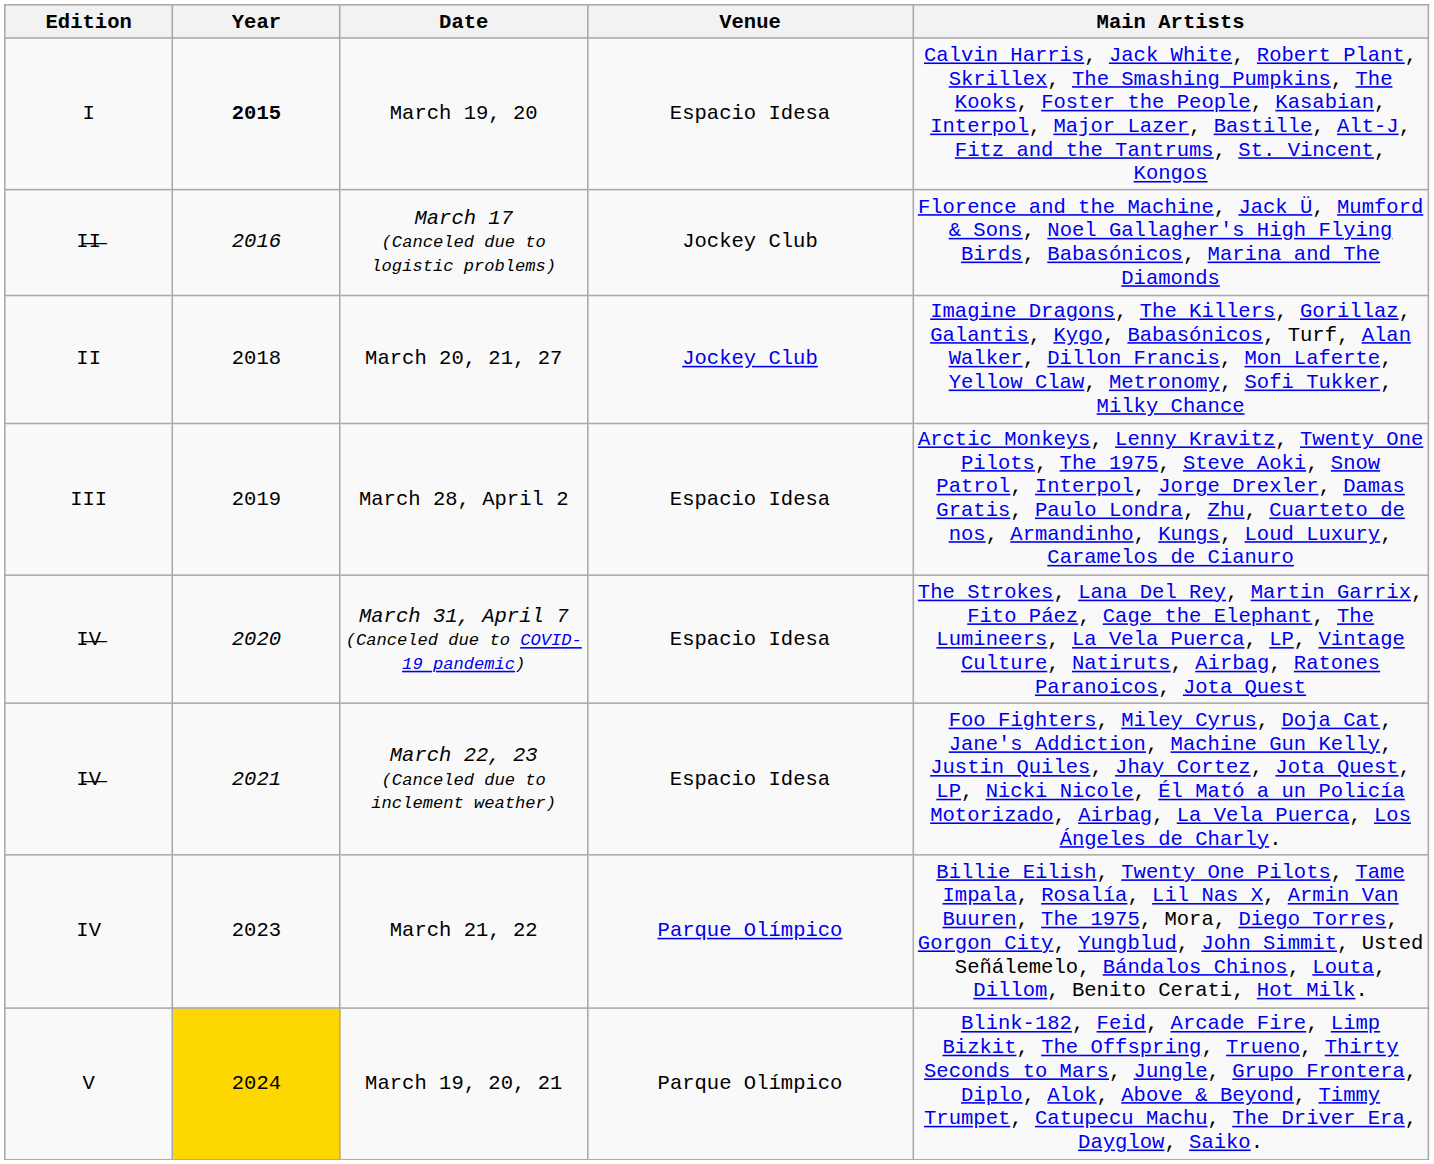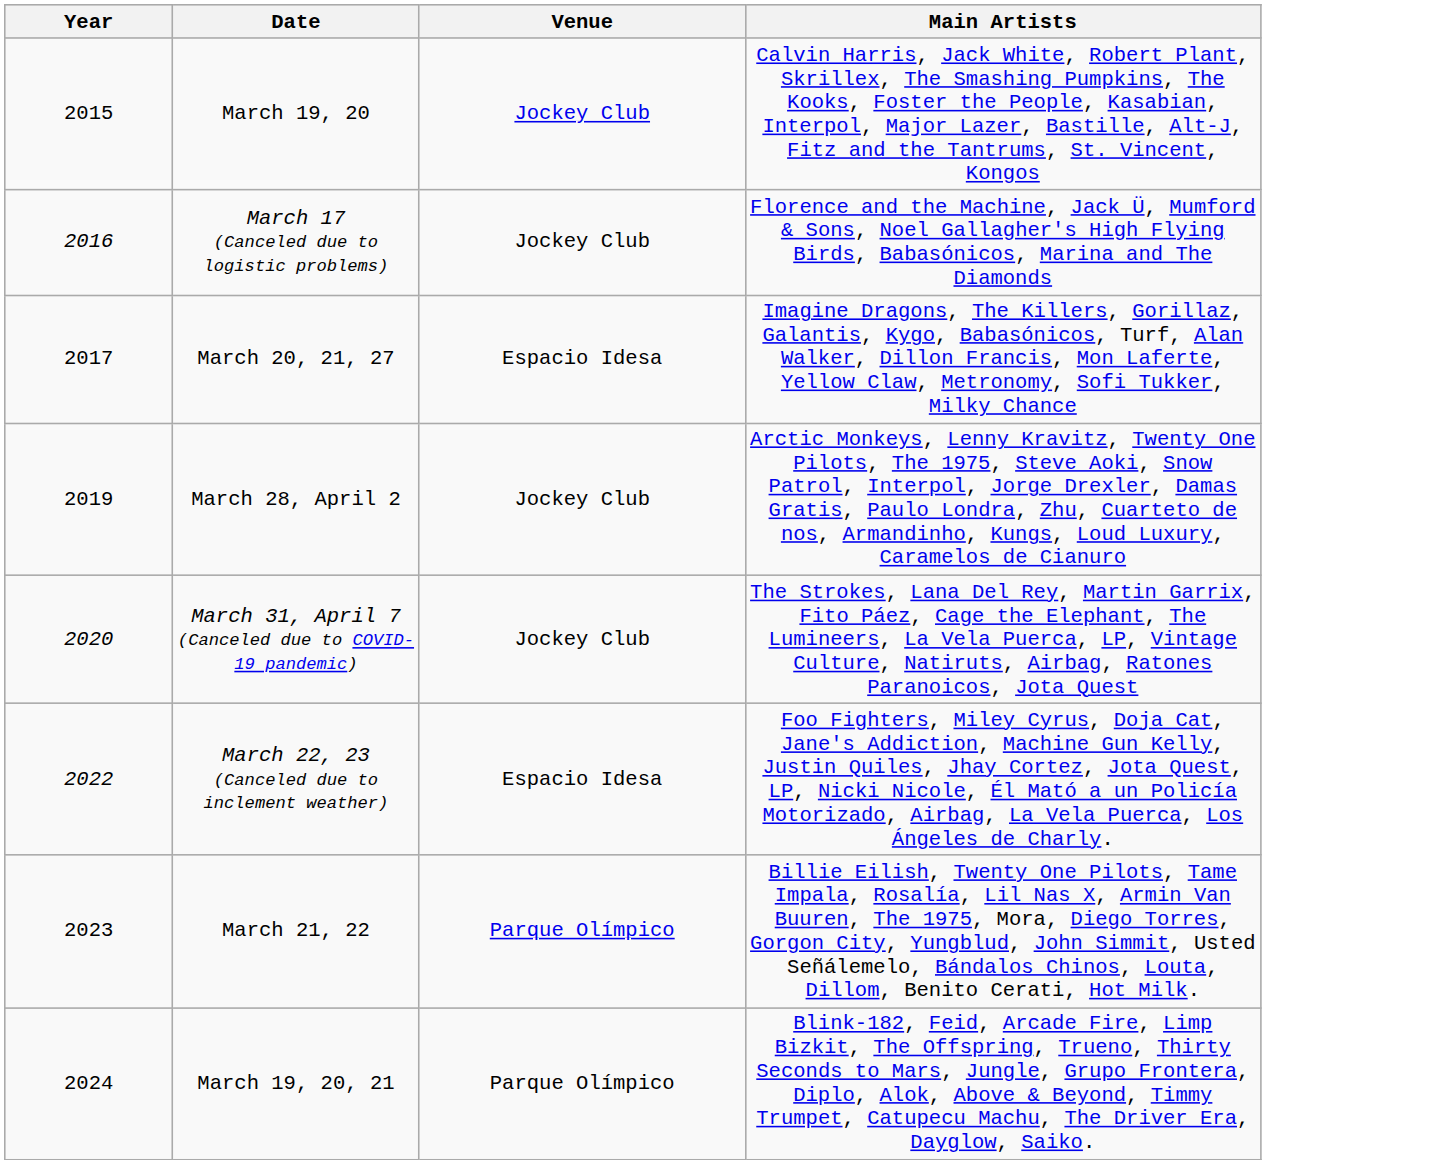- column: (89, 22)
(256, 114) bold -> (89, 114) normal
(750, 114) Espacio Idesa -> (582, 114) Jockey Club
(256, 359) 2018 -> (89, 359) 2017
(750, 359) Jockey Club -> (582, 359) Espacio Idesa
(750, 499) Espacio Idesa -> (582, 499) Jockey Club
(750, 639) Espacio Idesa -> (582, 639) Jockey Club
(256, 779) 2021 -> (89, 779) 2022
(256, 1083) gold background -> (89, 1083) no background
